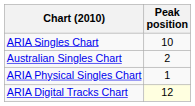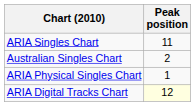(167, 42) 10 -> (167, 42) 11
